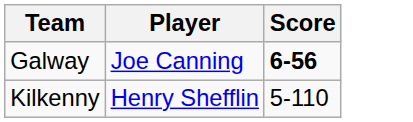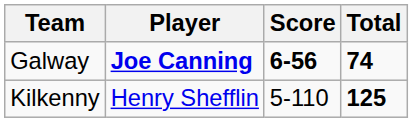+ column: (374, 23)
(177, 60) normal -> (182, 60) bold
